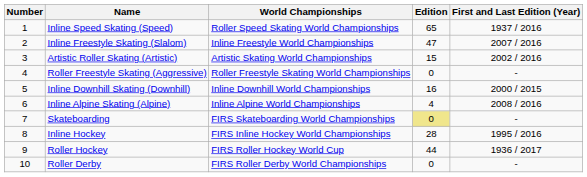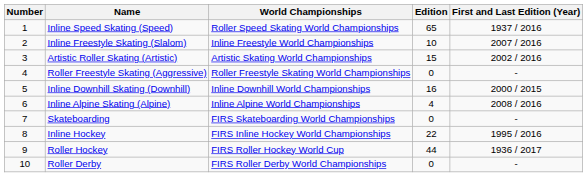(431, 43) 47 -> (431, 43) 10
(431, 119) khaki background -> (431, 119) no background
(431, 134) 28 -> (431, 134) 22
